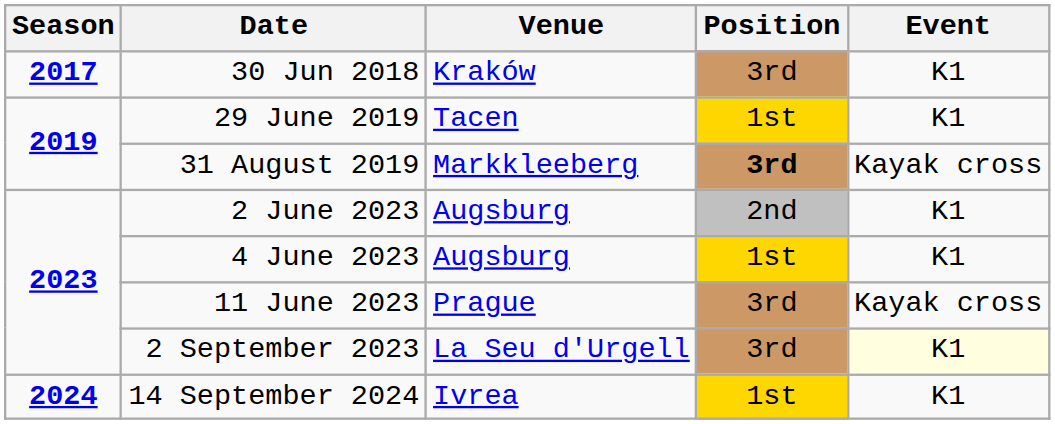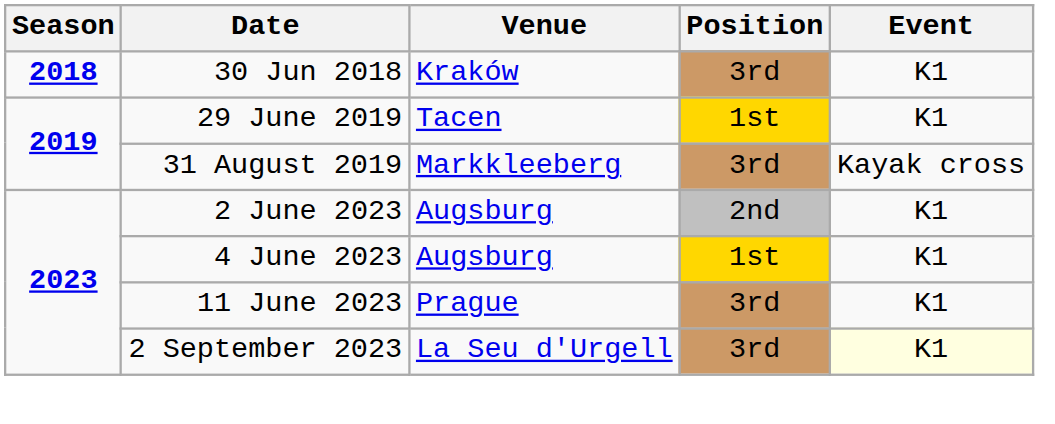(63, 75) 2017 -> (63, 75) 2018
(772, 167) bold -> (755, 167) normal
(948, 305) Kayak cross -> (931, 305) K1
- row: (274, 397)
